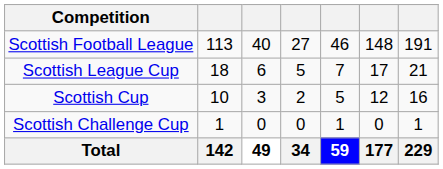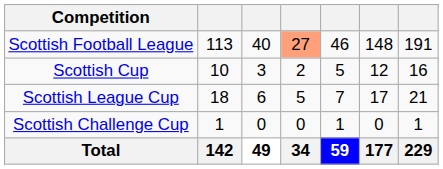(301, 44) no background -> (301, 44) lightsalmon background
rows swapped: (101, 97) <-> (101, 71)
